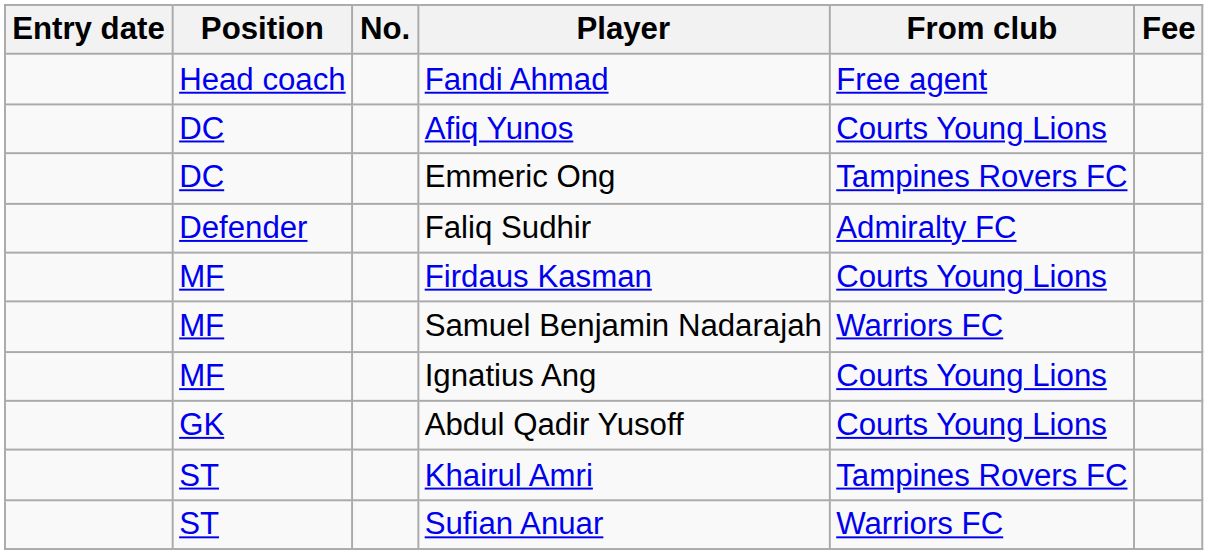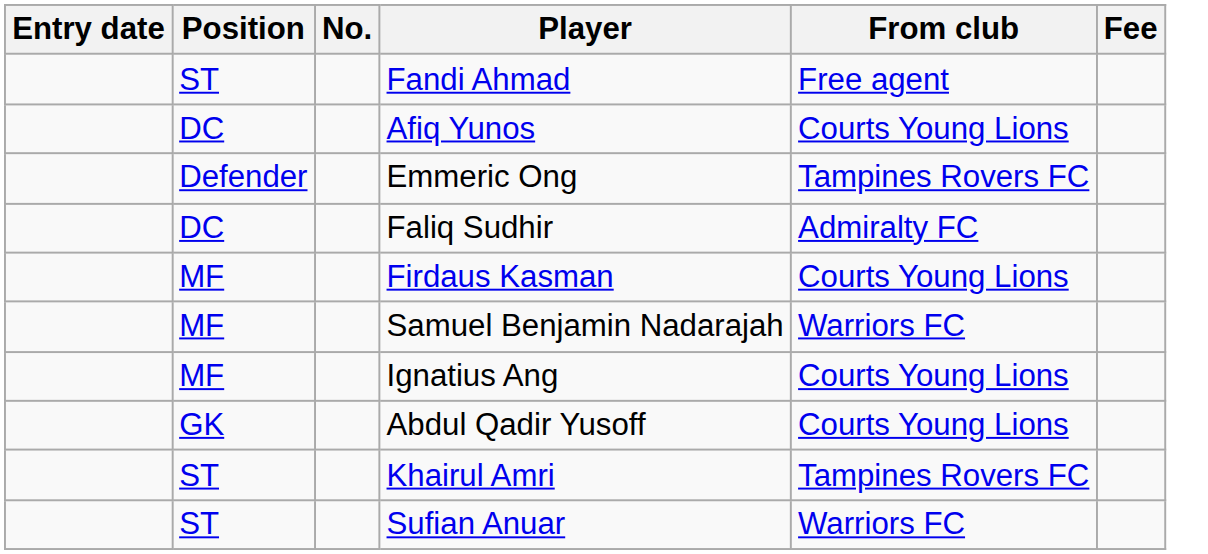(262, 78) Head coach -> (199, 78) ST
(202, 177) DC -> (243, 177) Defender
(243, 227) Defender -> (202, 227) DC
